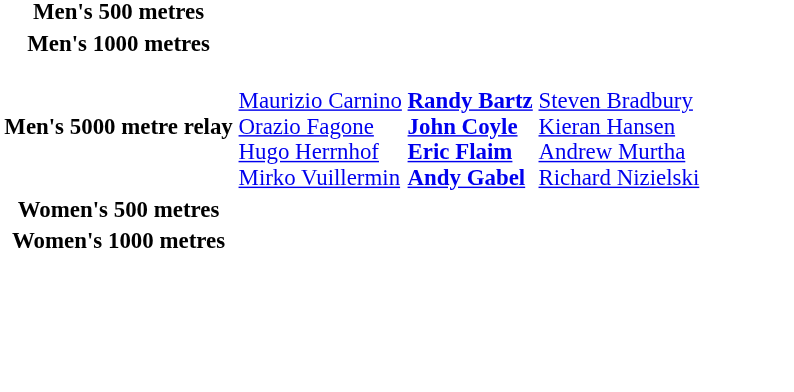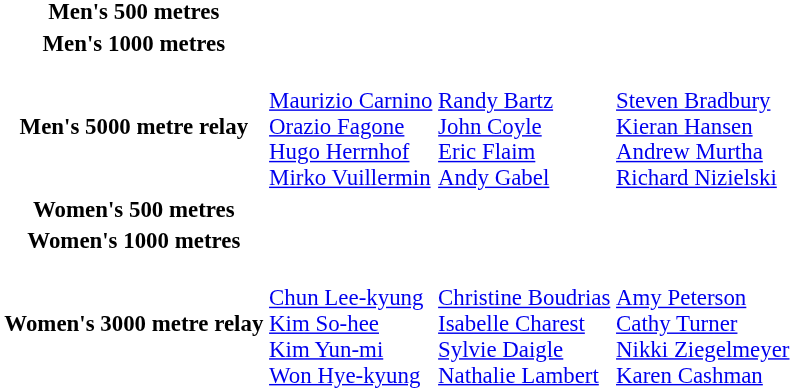(470, 139) bold -> (496, 139) normal
+ row: (134, 323)
